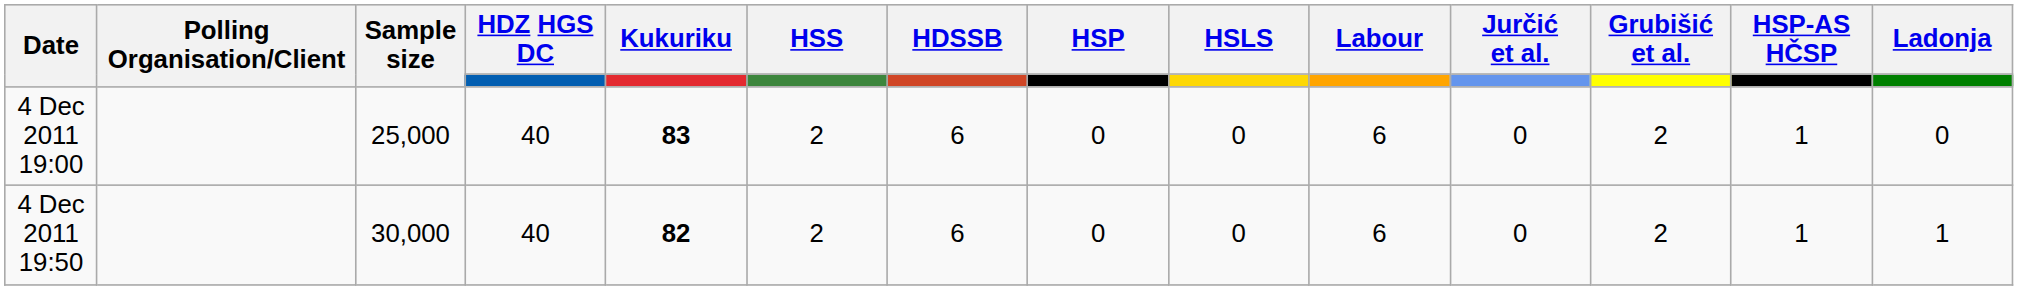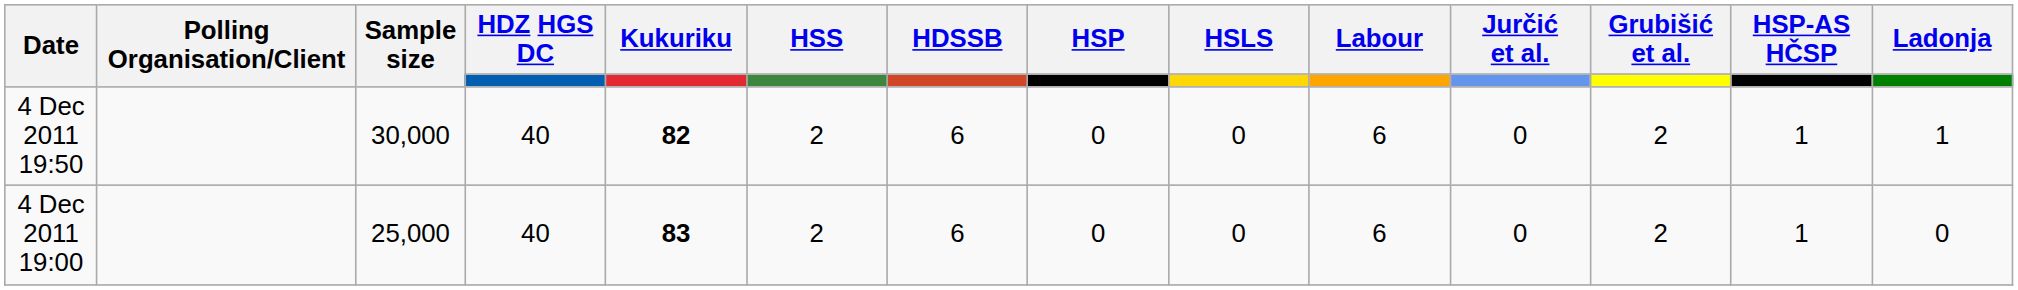rows swapped: (51, 234) <-> (51, 135)
